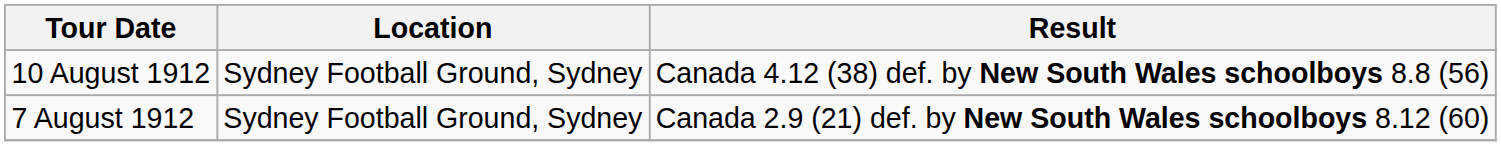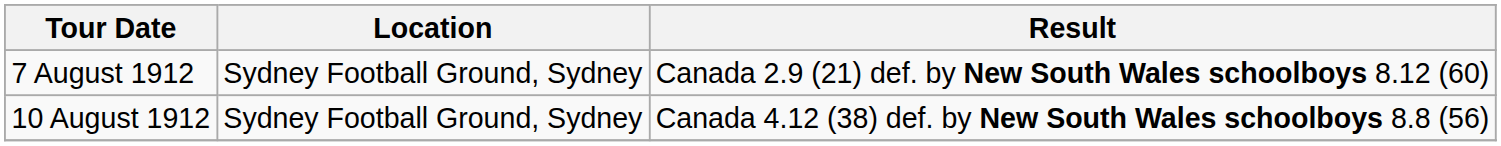rows swapped: (103, 118) <-> (111, 73)
